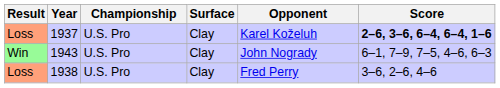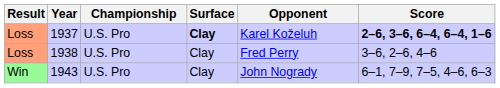(202, 33) normal -> (202, 33) bold
rows swapped: (64, 72) <-> (64, 53)
